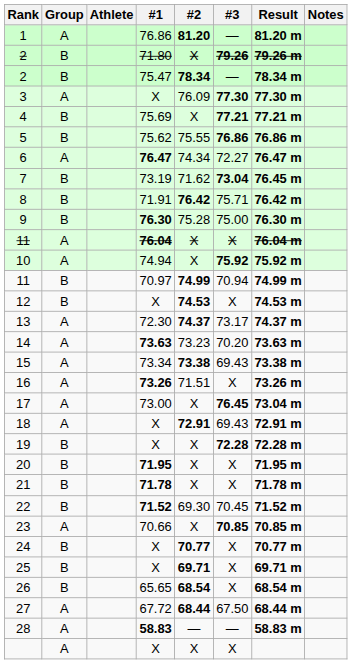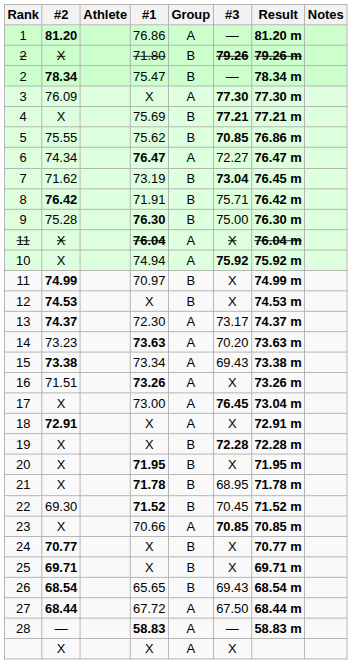columns swapped: (64, 15) <-> (194, 15)
(232, 138) 76.86 -> (232, 138) 70.85
(232, 281) 70.94 -> (232, 281) X
(232, 424) 69.43 -> (232, 424) X
(232, 485) X -> (232, 485) 68.95
(232, 588) X -> (232, 588) 69.43
